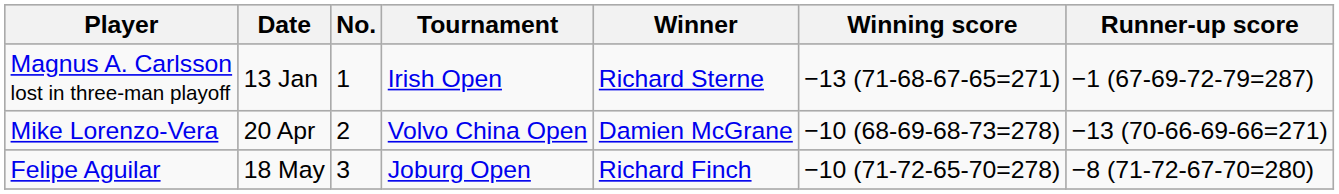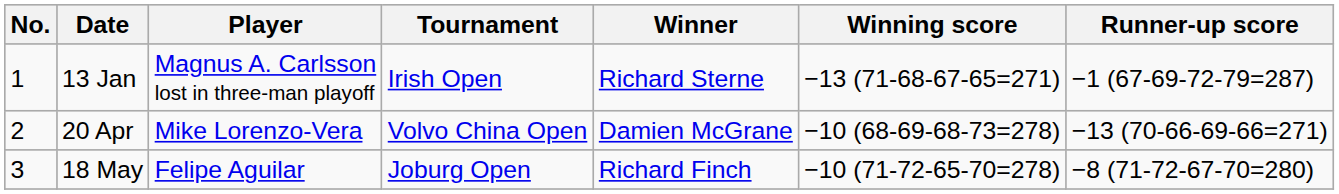columns swapped: (356, 25) <-> (121, 25)
